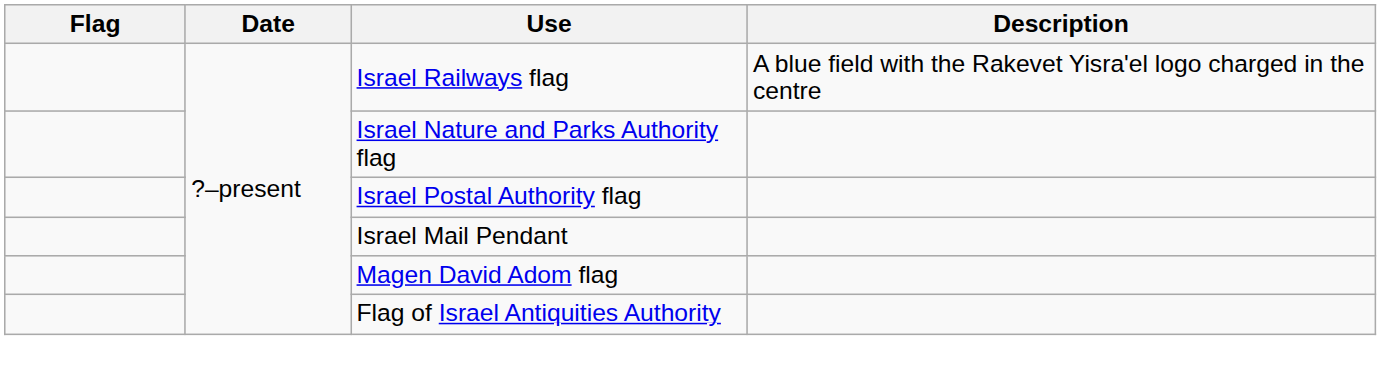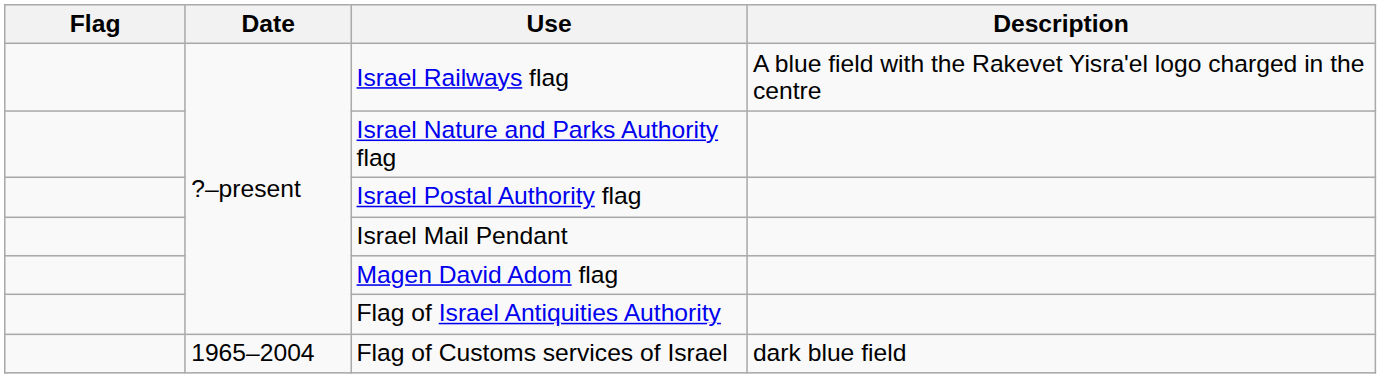+ row: (542, 353)
